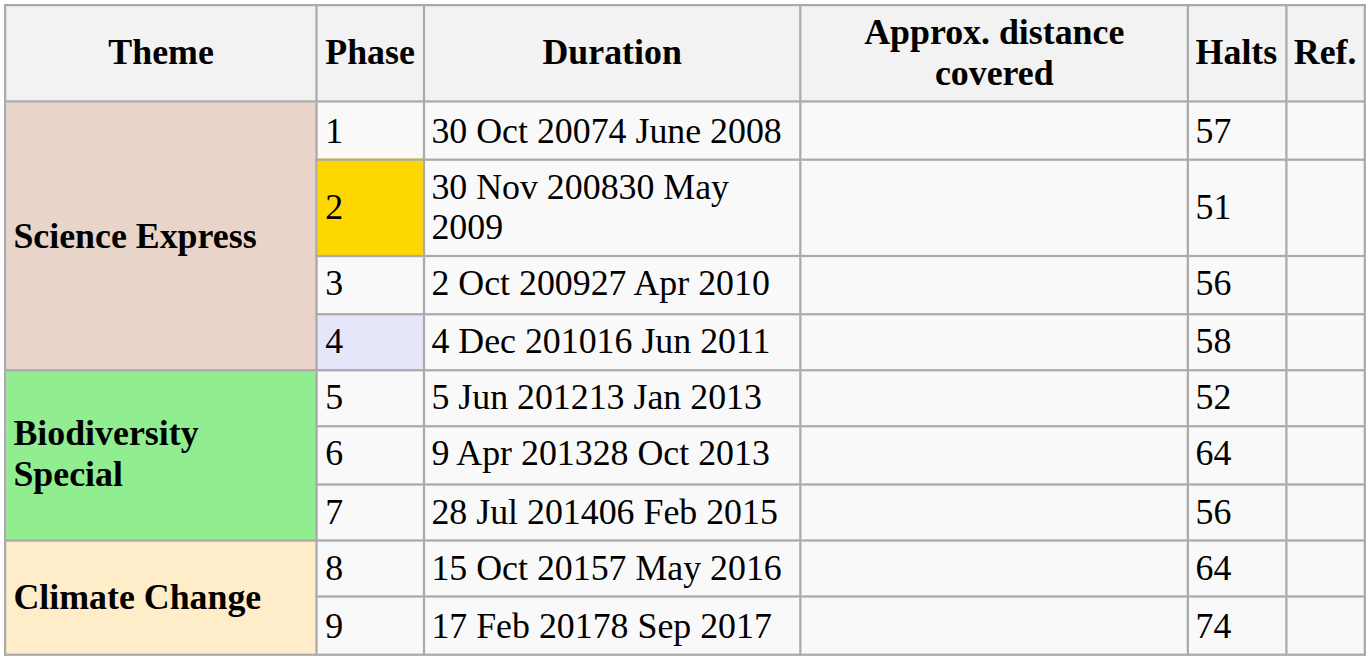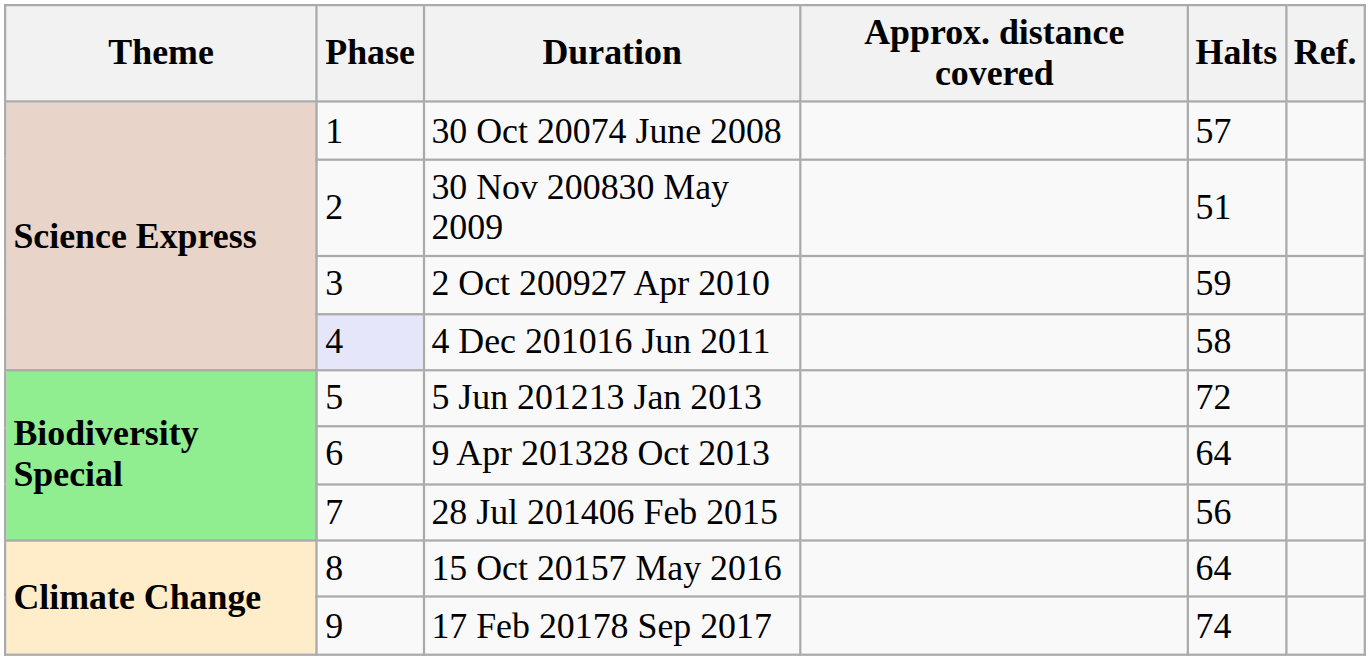(334, 207) gold background -> (334, 207) no background
(1214, 284) 56 -> (1214, 284) 59
(1214, 397) 52 -> (1214, 397) 72
